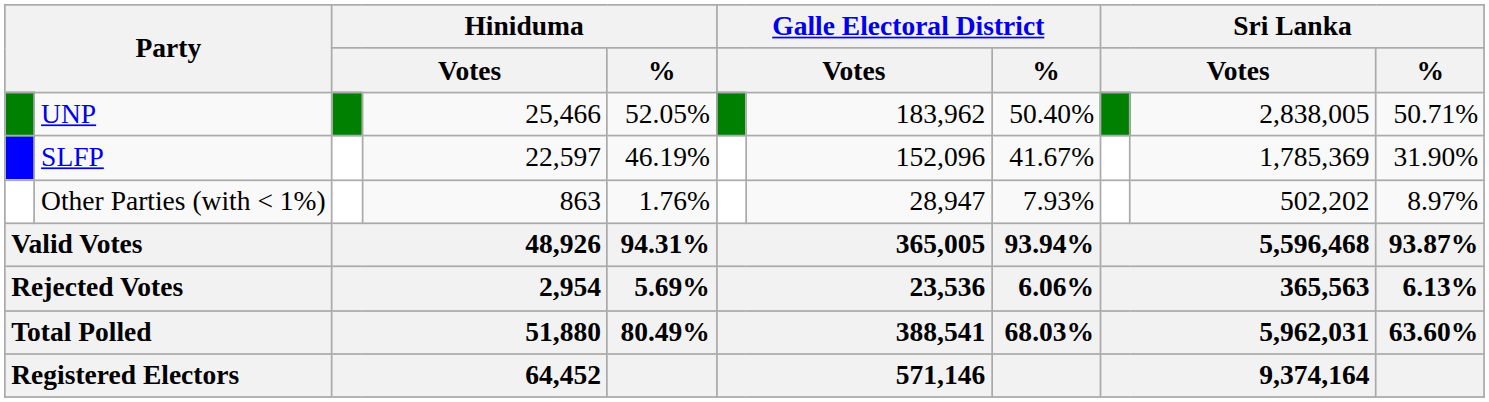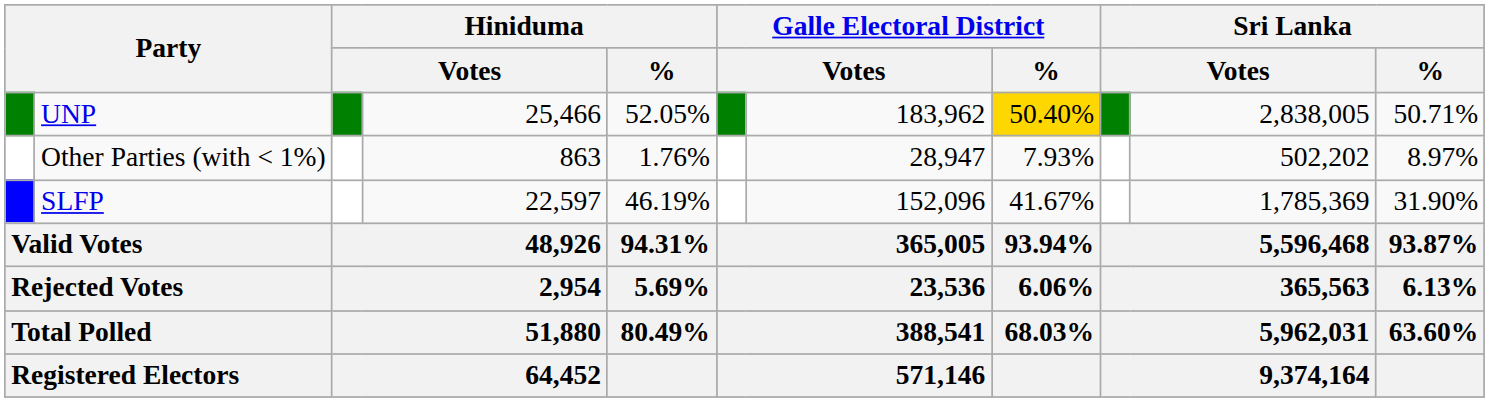(1052, 113) no background -> (1052, 113) gold background
rows swapped: (72, 157) <-> (183, 200)
